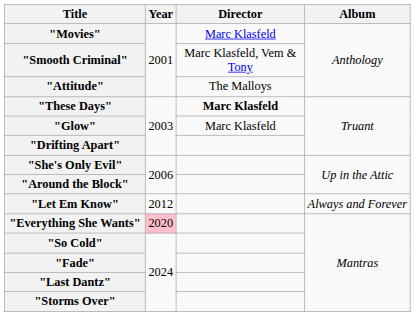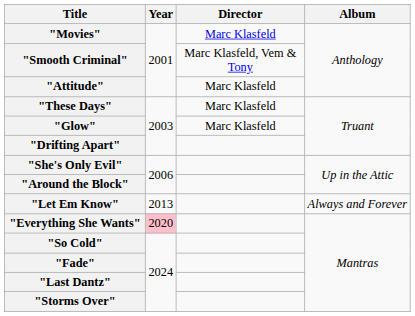(240, 86) The Malloys -> (240, 86) Marc Klasfeld
(240, 106) bold -> (240, 106) normal
(161, 203) 2012 -> (161, 203) 2013
